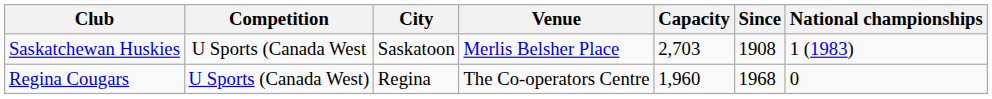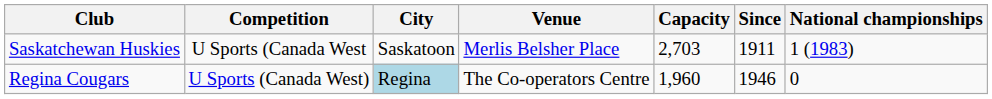(757, 49) 1908 -> (757, 49) 1911
(404, 78) no background -> (404, 78) lightblue background
(757, 78) 1968 -> (757, 78) 1946
